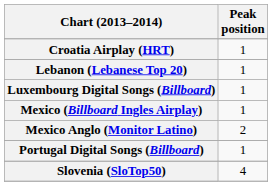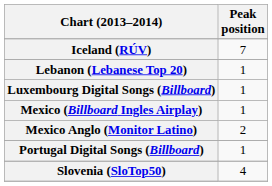- row: (111, 49)
+ row: (111, 49)
